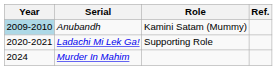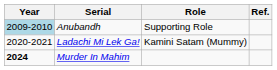(195, 27) Kamini Satam (Mummy) -> (178, 27) Supporting Role
(178, 42) Supporting Role -> (195, 42) Kamini Satam (Mummy)
(17, 57) normal -> (17, 57) bold
